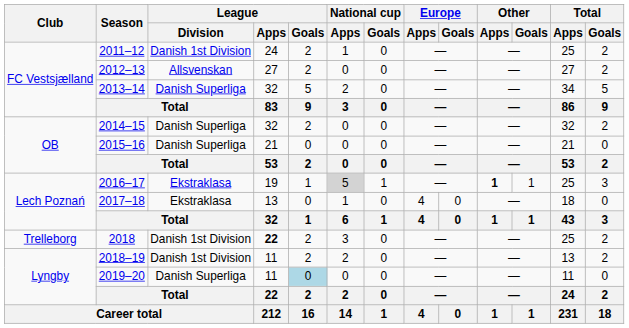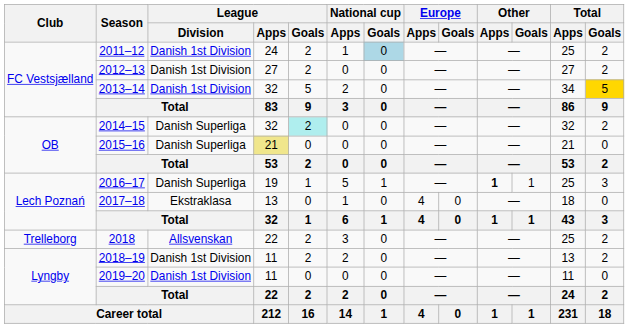(384, 51) no background -> (384, 51) lightblue background
(201, 70) Allsvenskan -> (201, 70) Danish 1st Division
(201, 88) Danish Superliga -> (201, 88) Danish 1st Division
(605, 88) no background -> (605, 88) gold background
(308, 126) no background -> (308, 126) paleturquoise background
(271, 145) no background -> (271, 145) khaki background
(201, 182) Ekstraklasa -> (201, 182) Danish Superliga
(345, 182) lightgrey background -> (345, 182) no background
(201, 239) Danish 1st Division -> (201, 239) Allsvenskan
(271, 239) bold -> (271, 239) normal
(201, 276) Danish Superliga -> (201, 276) Danish 1st Division
(308, 276) lightblue background -> (308, 276) no background
